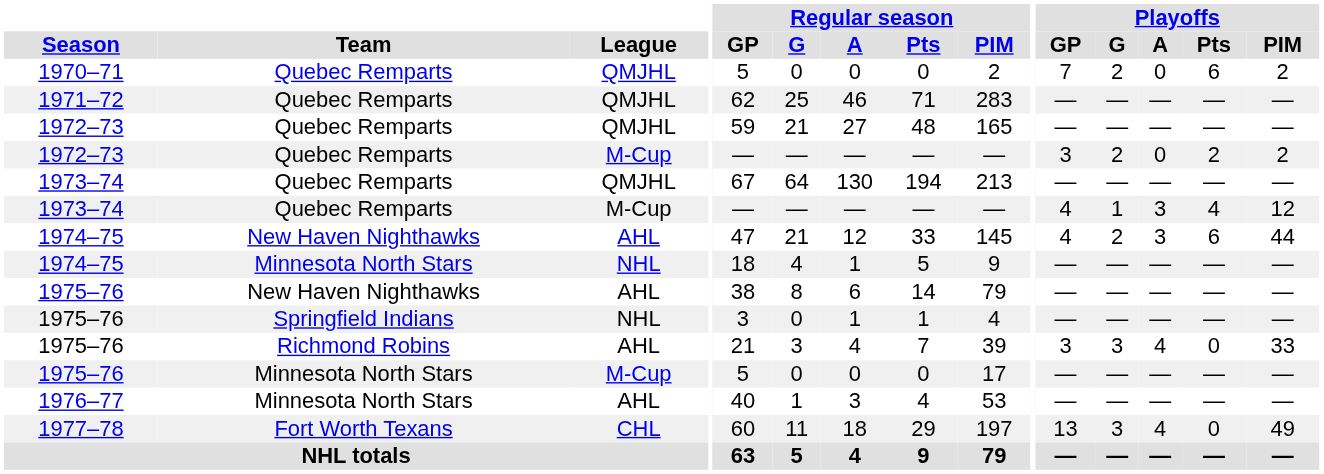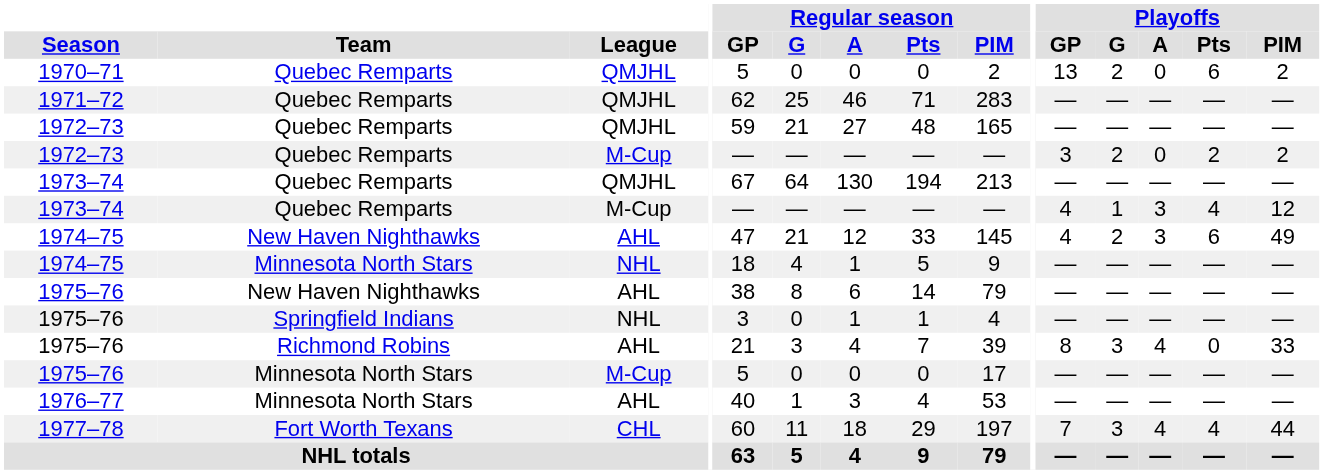(1065, 72) 7 -> (1066, 72) 13
(1283, 236) 44 -> (1283, 236) 49
(1065, 346) 3 -> (1065, 346) 8
(1066, 428) 13 -> (1065, 428) 7
(1214, 428) 0 -> (1214, 428) 4
(1283, 428) 49 -> (1283, 428) 44
